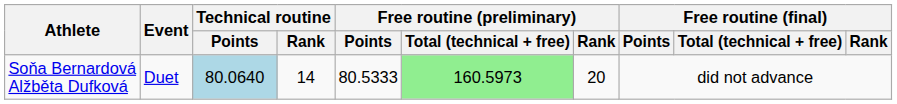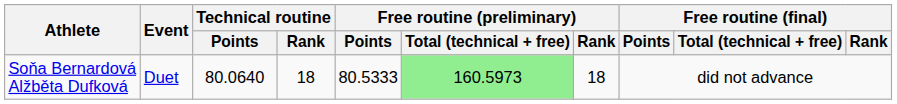(235, 77) lightblue background -> (235, 77) no background
(306, 77) 14 -> (306, 77) 18
(596, 77) 20 -> (596, 77) 18
